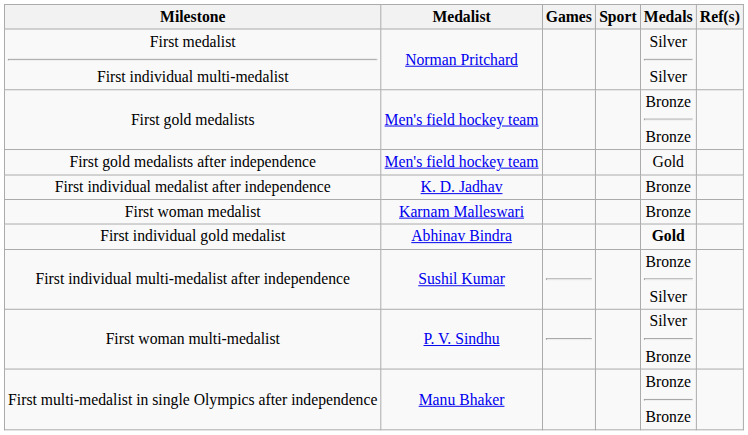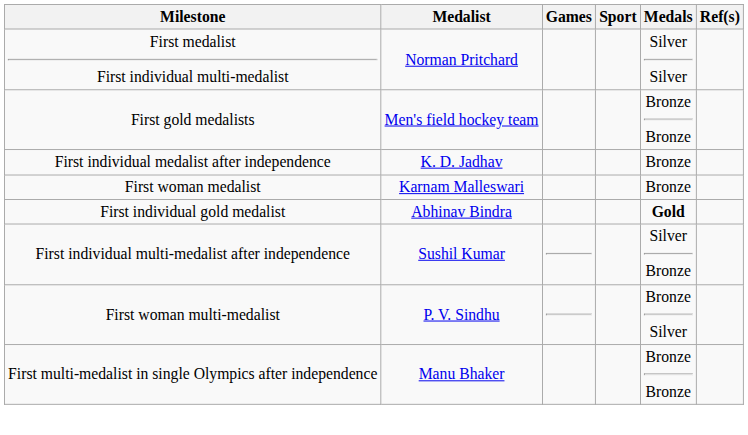- row: (193, 162)
(668, 279) Bronze Silver -> (668, 254) Silver Bronze
(668, 339) Silver Bronze -> (668, 314) Bronze Silver
